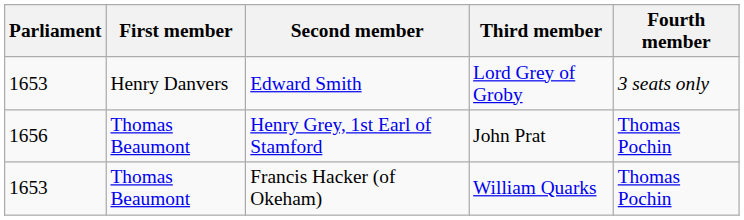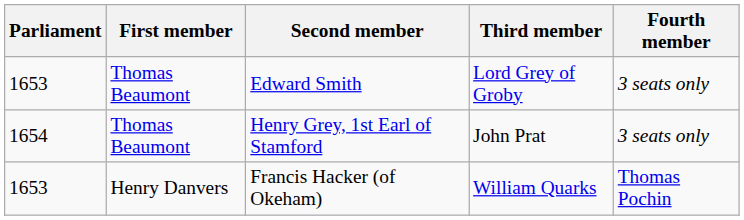(169, 83) Henry Danvers -> (150, 83) Thomas Beaumont
(28, 135) 1656 -> (28, 135) 1654
(649, 135) Thomas Pochin -> (663, 135) 3 seats only
(150, 188) Thomas Beaumont -> (169, 188) Henry Danvers
